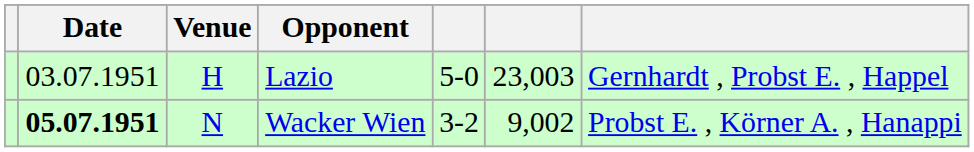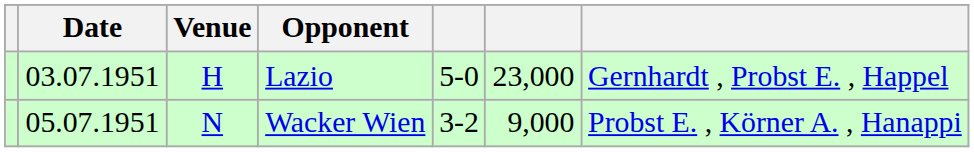(533, 75) 23,003 -> (533, 75) 23,000
(92, 122) bold -> (92, 122) normal
(541, 122) 9,002 -> (541, 122) 9,000
